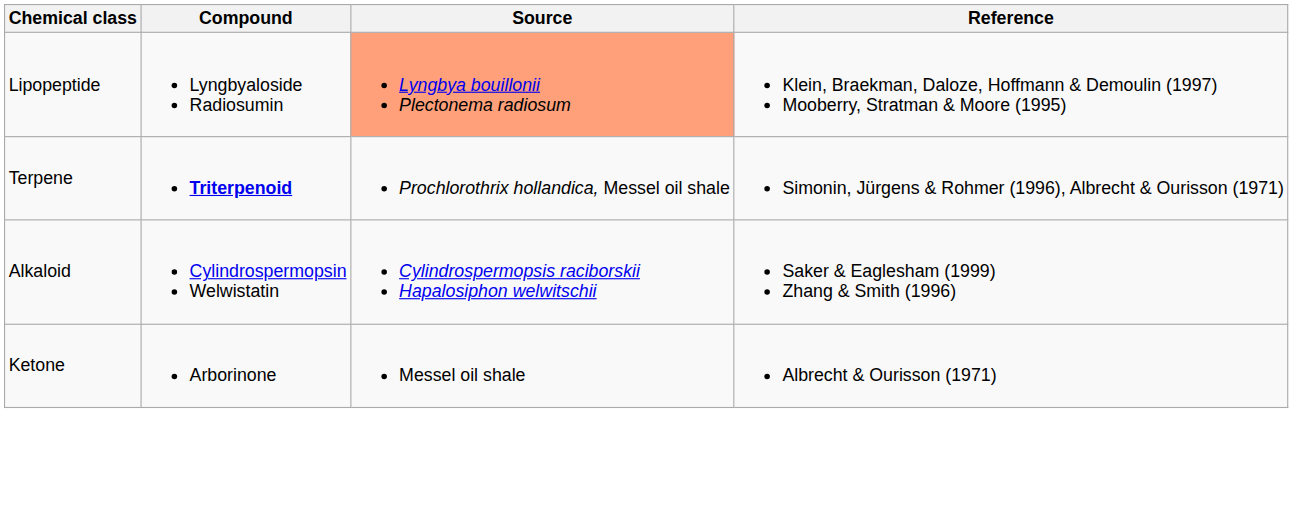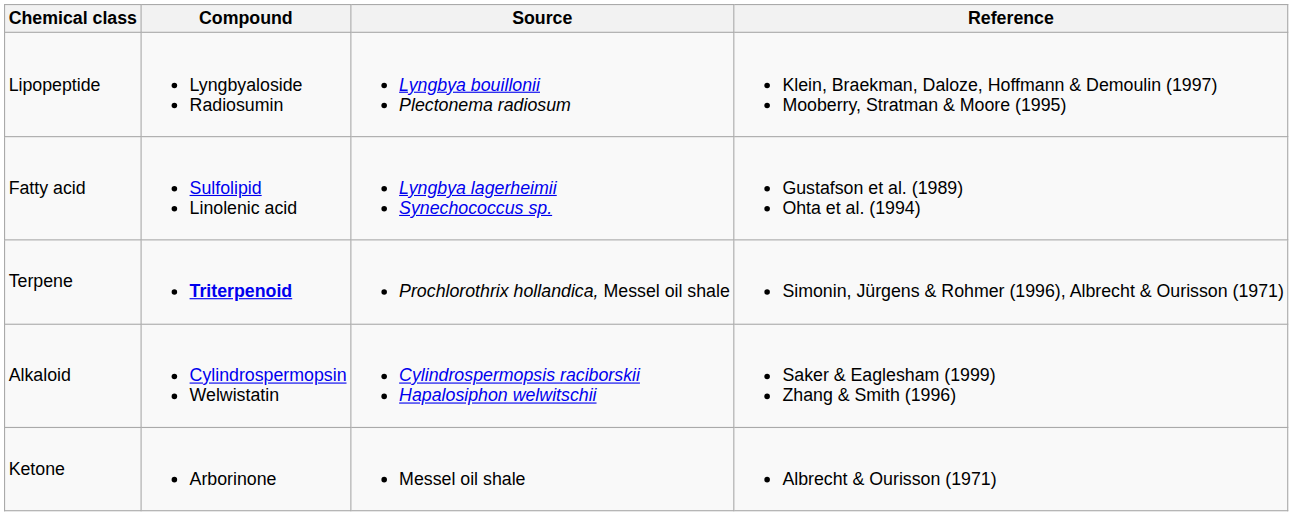(542, 95) lightsalmon background -> (542, 95) no background
+ row: (47, 188)
